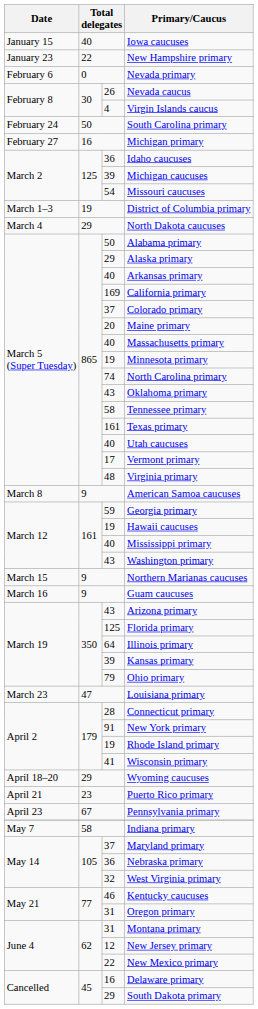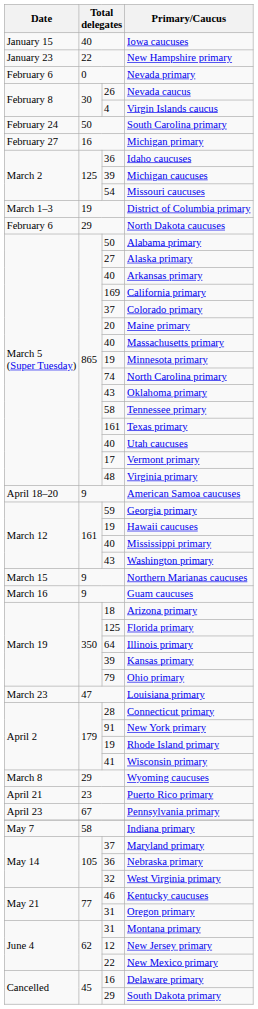(25, 225) March 4 -> (30, 225) February 6
(109, 259) 29 -> (109, 259) 27
(25, 493) March 8 -> (32, 493) April 18–20
(109, 610) 43 -> (109, 610) 18
(32, 778) April 18–20 -> (25, 778) March 8
